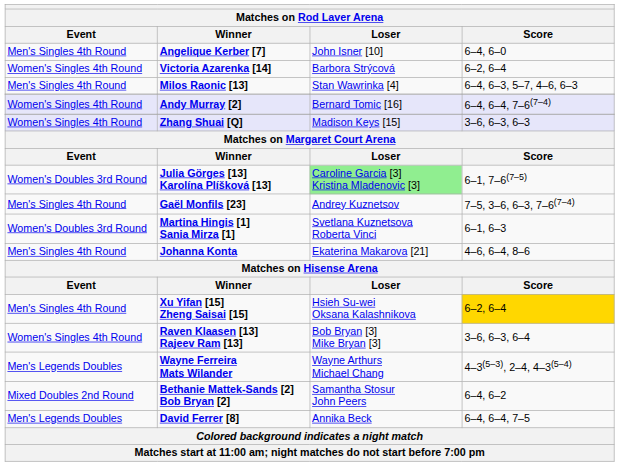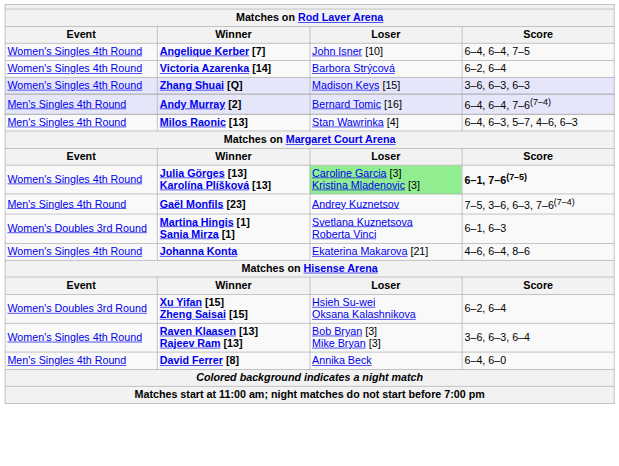(67, 51) Men's Singles 4th Round -> (75, 51) Women's Singles 4th Round
(485, 51) 6–4, 6–0 -> (497, 51) 6–4, 6–4, 7–5
rows swapped: (204, 85) <-> (201, 122)
(75, 104) Women's Singles 4th Round -> (67, 104) Men's Singles 4th Round
(77, 179) Women's Doubles 3rd Round -> (75, 179) Women's Singles 4th Round
(496, 179) normal -> (496, 179) bold
(67, 251) Men's Singles 4th Round -> (75, 251) Women's Singles 4th Round
(67, 308) Men's Singles 4th Round -> (77, 308) Women's Doubles 3rd Round
(485, 308) gold background -> (485, 308) no background
- row: (198, 367)
- row: (227, 396)
(65, 419) Men's Legends Doubles -> (67, 361) Men's Singles 4th Round
(497, 419) 6–4, 6–4, 7–5 -> (485, 361) 6–4, 6–0
